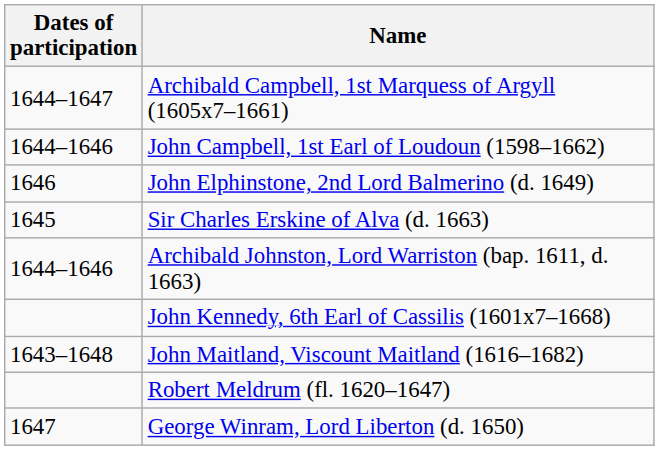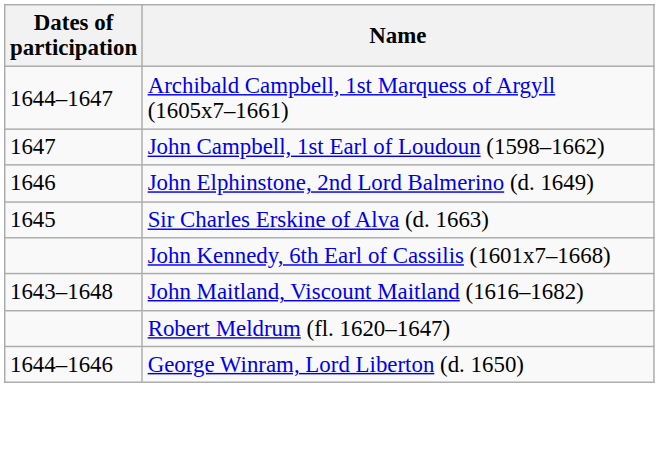(61, 146) 1644–1646 -> (33, 146) 1647
- row: (378, 268)
(33, 426) 1647 -> (61, 364) 1644–1646
